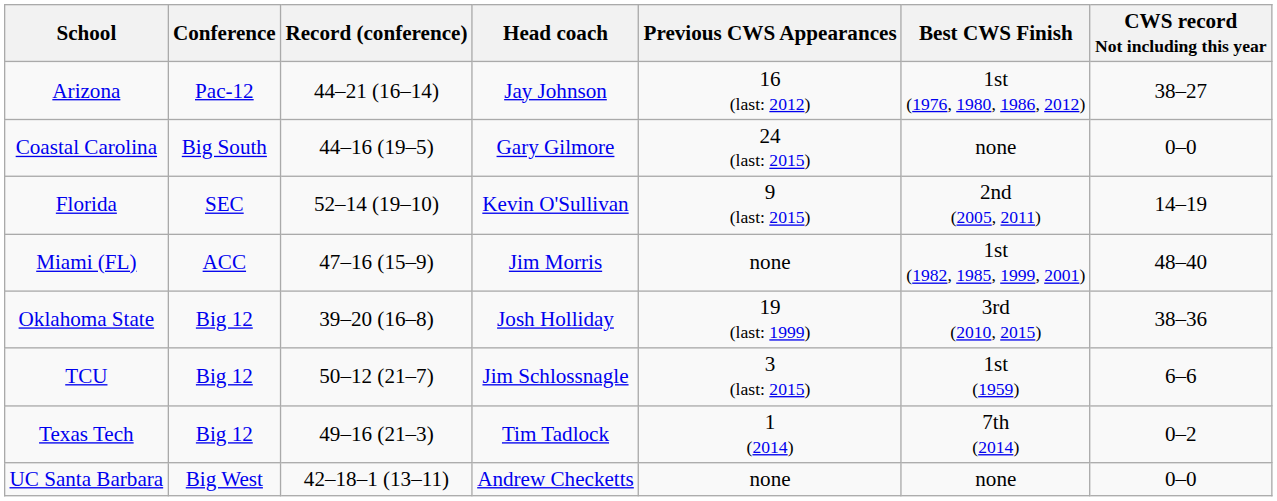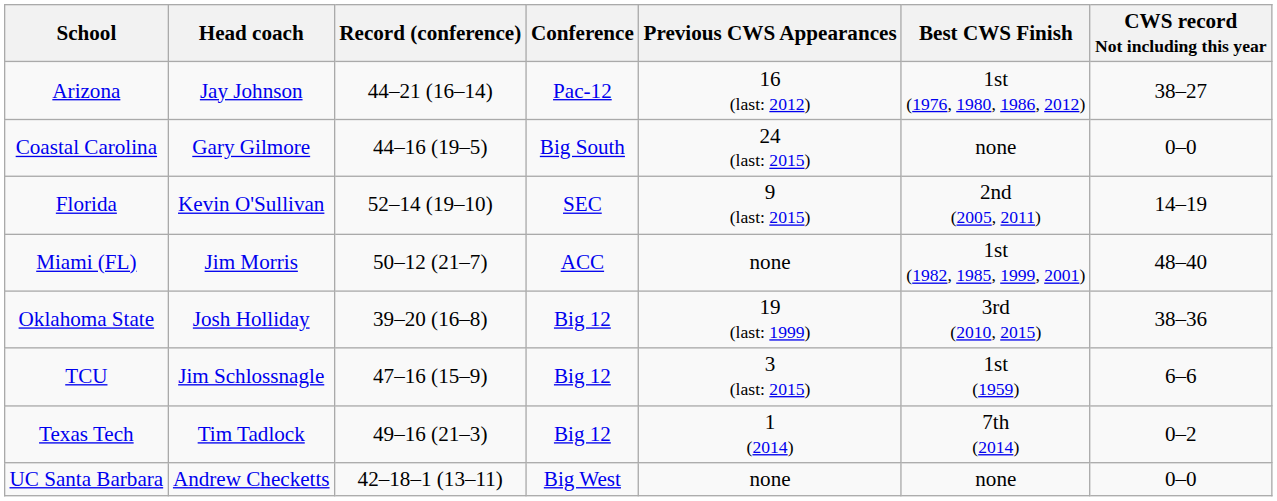columns swapped: (224, 33) <-> (556, 33)
(376, 262) 47–16 (15–9) -> (430, 262) 50–12 (21–7)
(376, 376) 50–12 (21–7) -> (430, 376) 47–16 (15–9)
